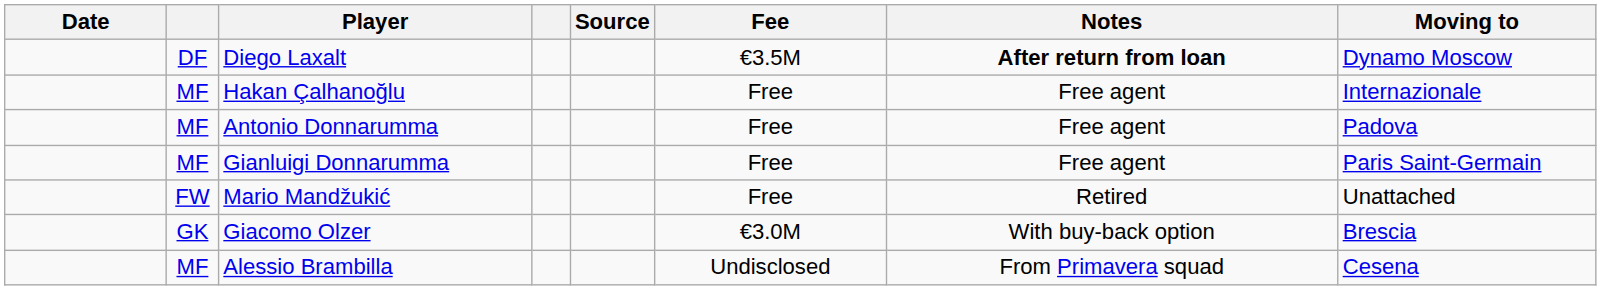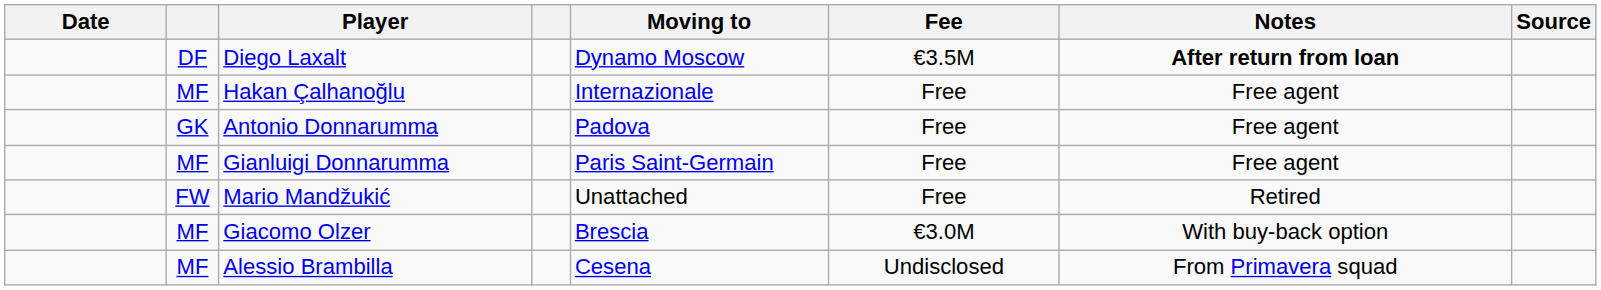columns swapped: (1467, 22) <-> (612, 22)
(192, 127) MF -> (192, 127) GK
(192, 232) GK -> (192, 232) MF
